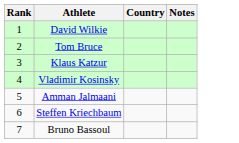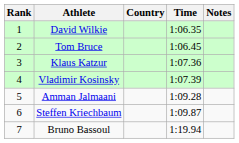+ column: (185, 12)
